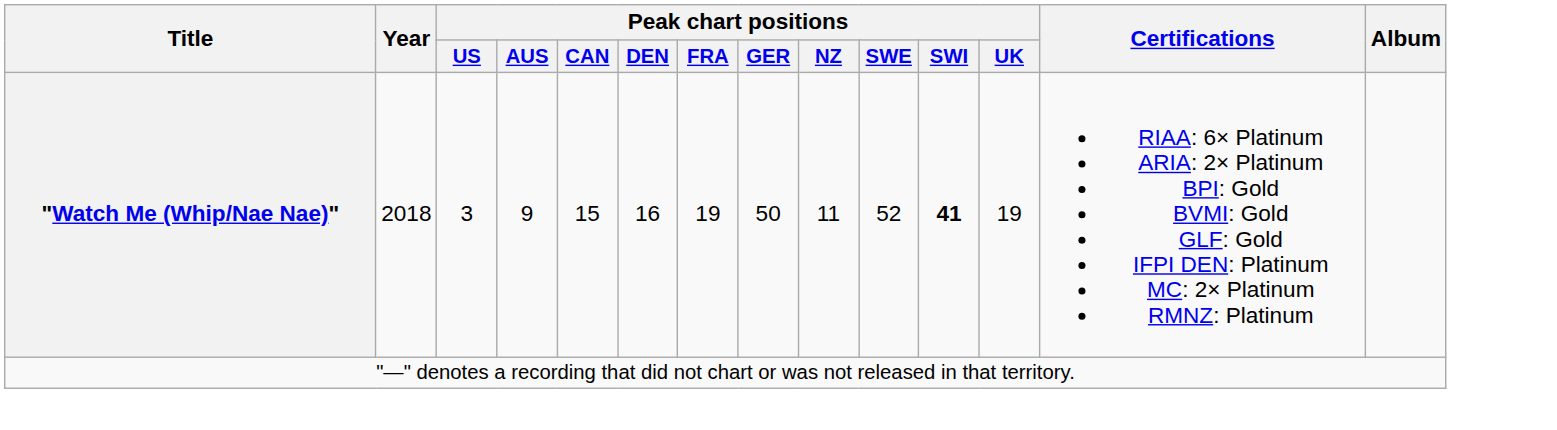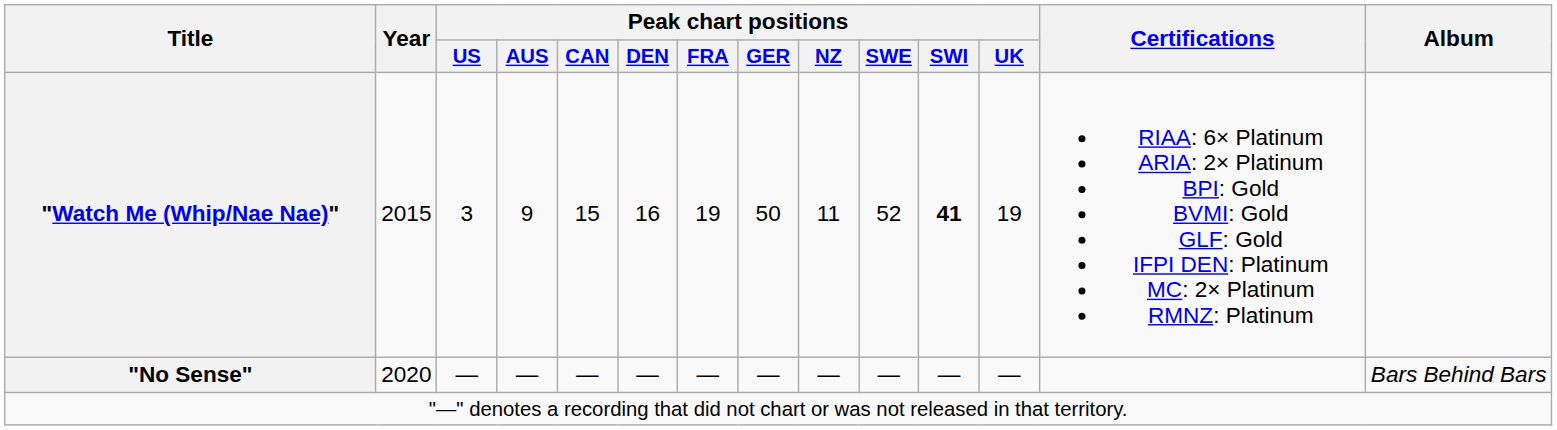(406, 214) 2018 -> (406, 214) 2015
+ row: (190, 374)
